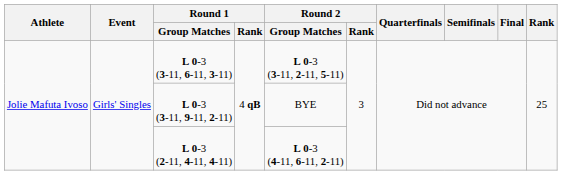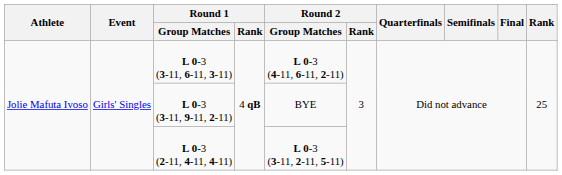(306, 68) L 0-3 (3-11, 2-11, 5-11) -> (306, 68) L 0-3 (4-11, 6-11, 2-11)
(306, 155) L 0-3 (4-11, 6-11, 2-11) -> (306, 155) L 0-3 (3-11, 2-11, 5-11)
